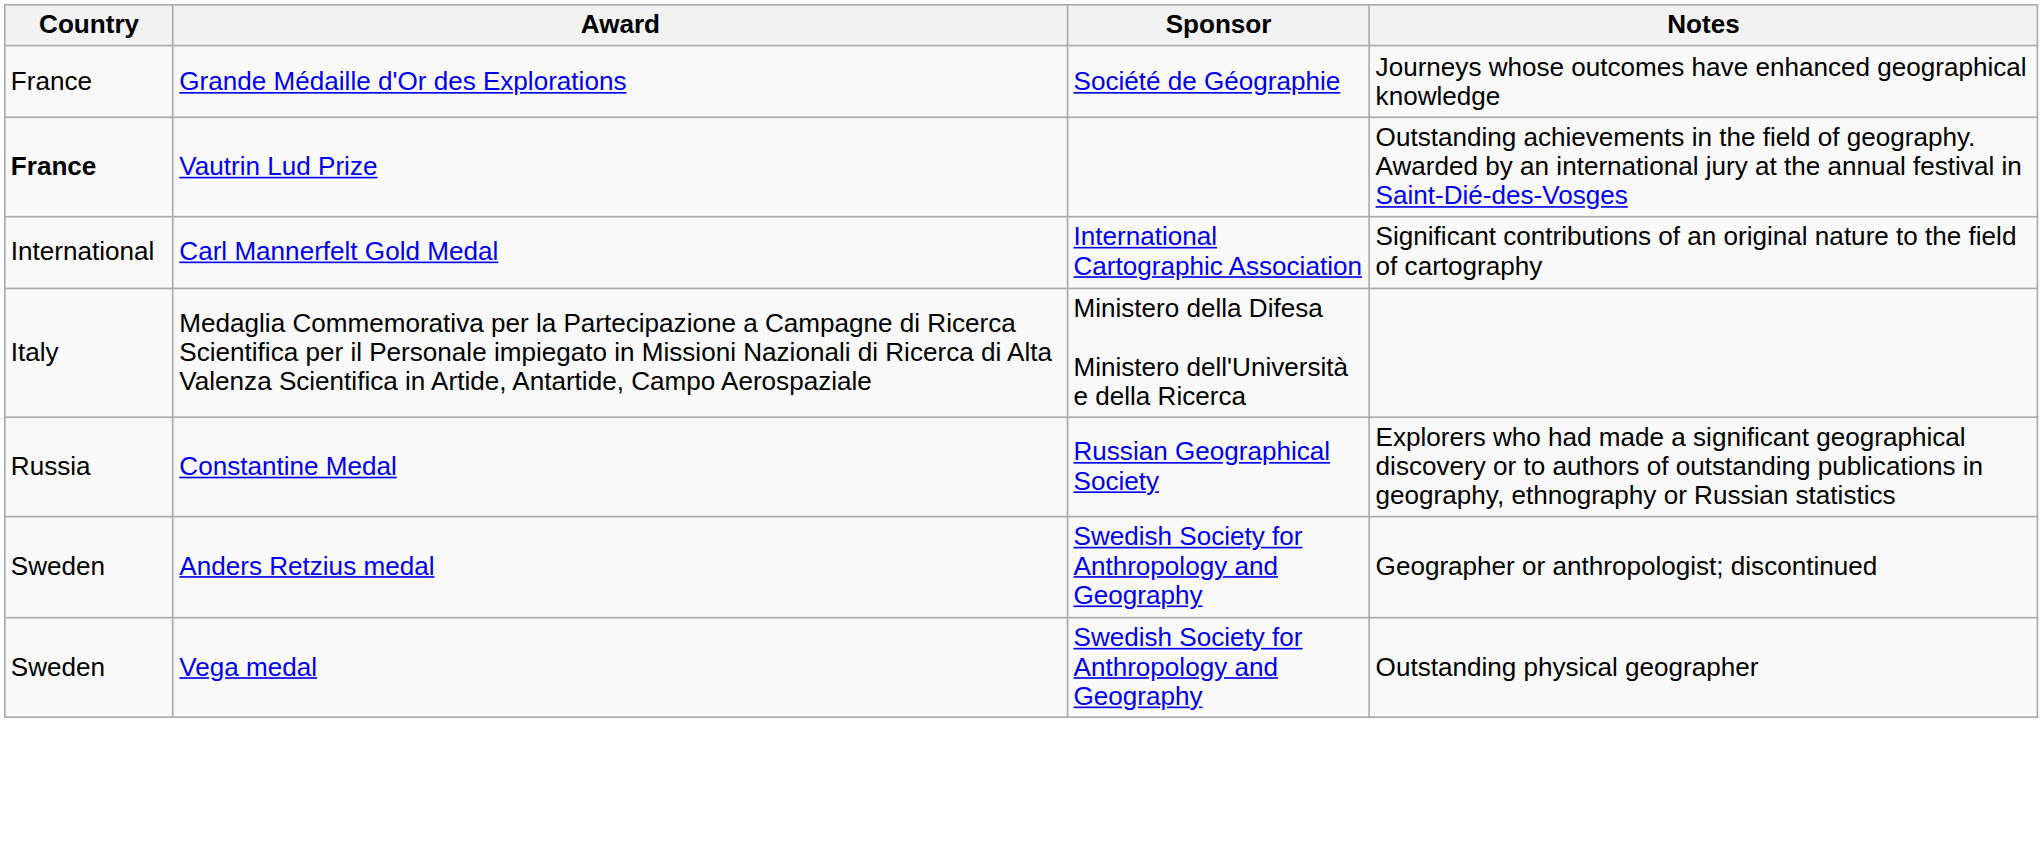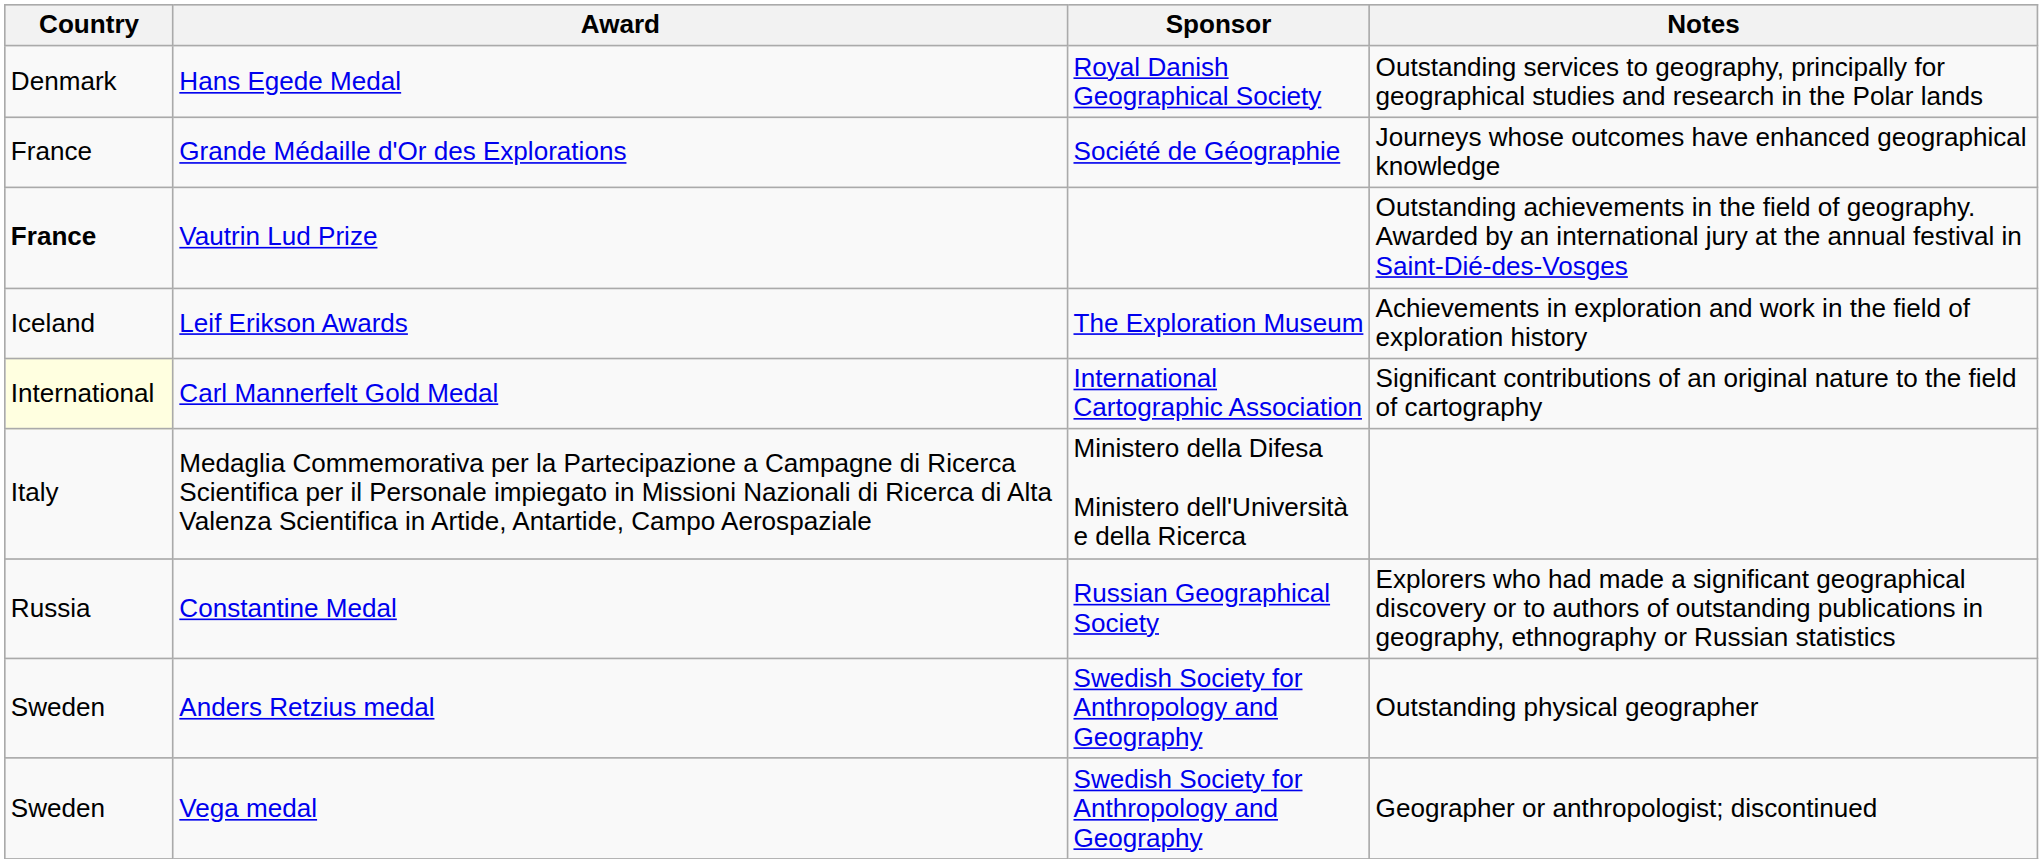+ row: (290, 81)
+ row: (294, 322)
(83, 251) no background -> (83, 393) lightyellow background
(1626, 566) Geographer or anthropologist; discontinued -> (1567, 708) Outstanding physical geographer
(1567, 666) Outstanding physical geographer -> (1626, 808) Geographer or anthropologist; discontinued
